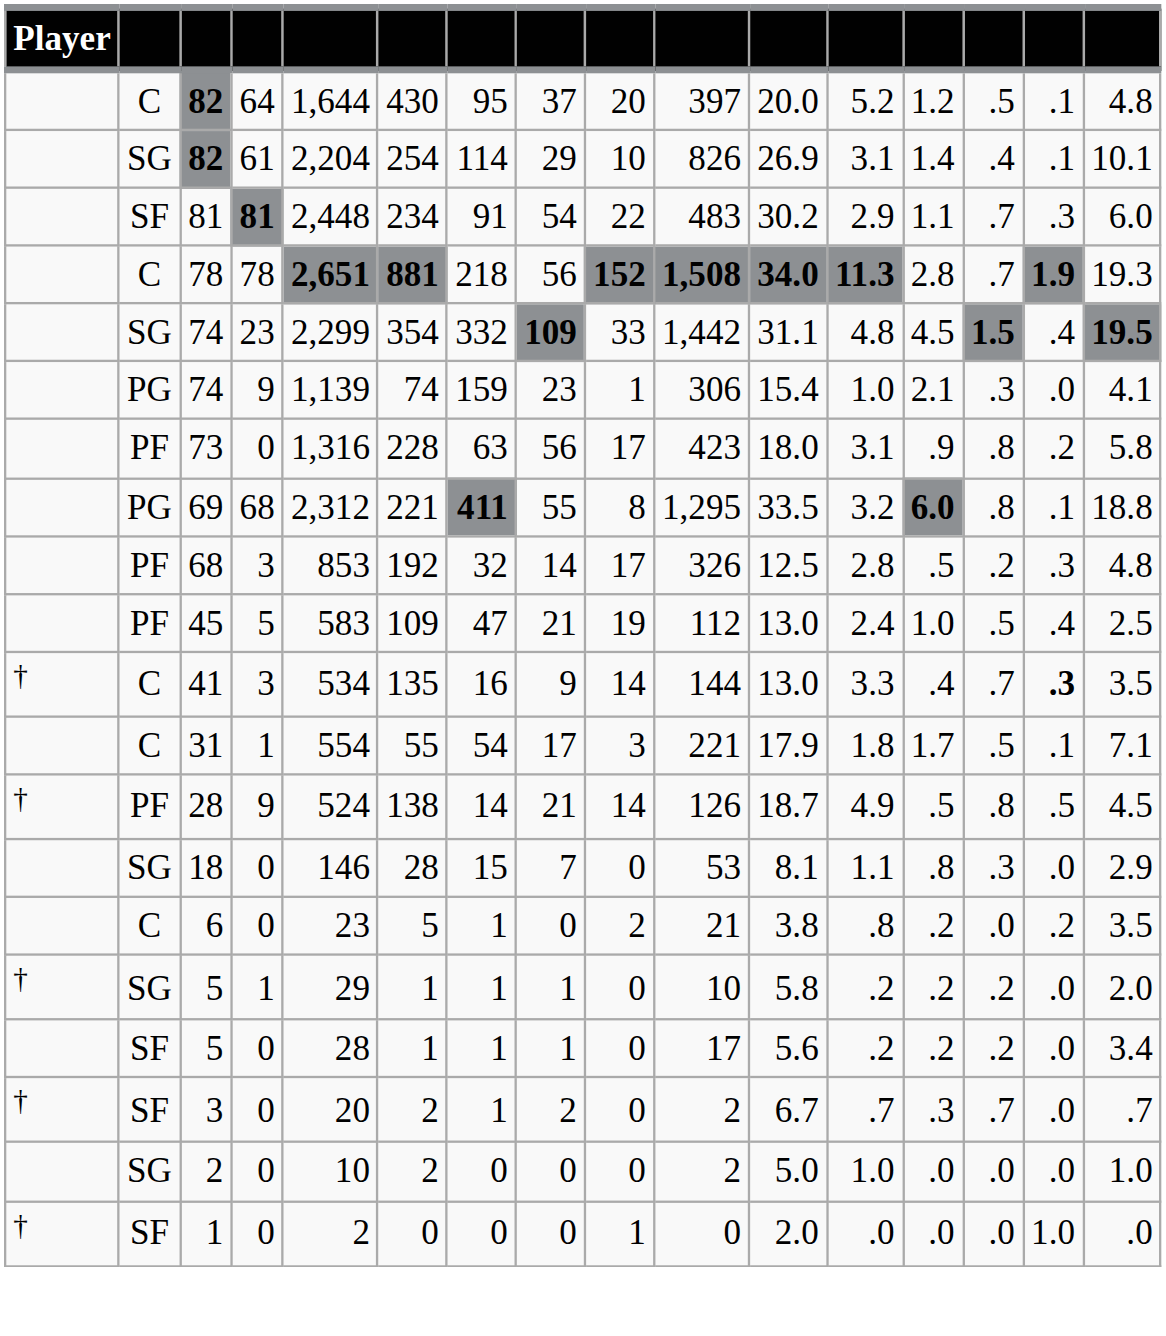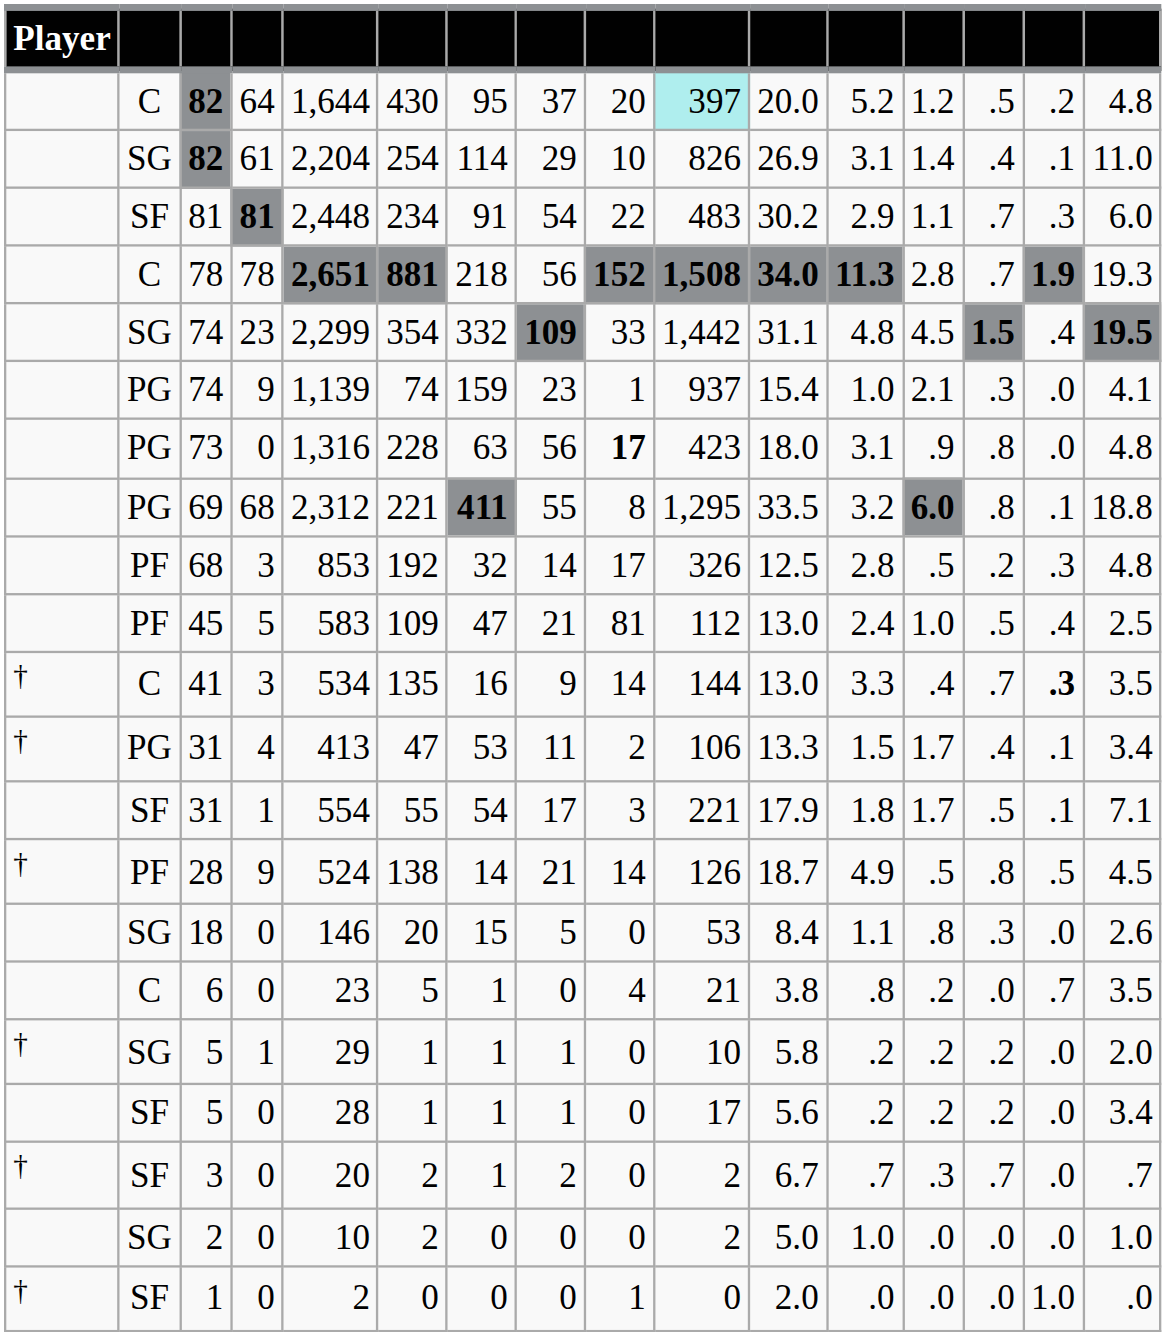(715, 100) no background -> (715, 100) paleturquoise background
(1062, 100) .1 -> (1062, 100) .2
(1122, 158) 10.1 -> (1123, 158) 11.0
(715, 390) 306 -> (715, 390) 937
(149, 448) PF -> (149, 448) PG
(628, 448) normal -> (628, 448) bold
(1062, 448) .2 -> (1062, 448) .0
(1131, 448) 5.8 -> (1131, 448) 4.8
(628, 621) 19 -> (628, 621) 81
+ row: (206, 748)
(149, 744) C -> (149, 809) SF
(421, 867) 28 -> (421, 932) 20
(568, 867) 7 -> (568, 932) 5
(797, 867) 8.1 -> (797, 932) 8.4
(1131, 867) 2.9 -> (1131, 932) 2.6
(637, 925) 2 -> (637, 990) 4
(1062, 925) .2 -> (1062, 990) .7
